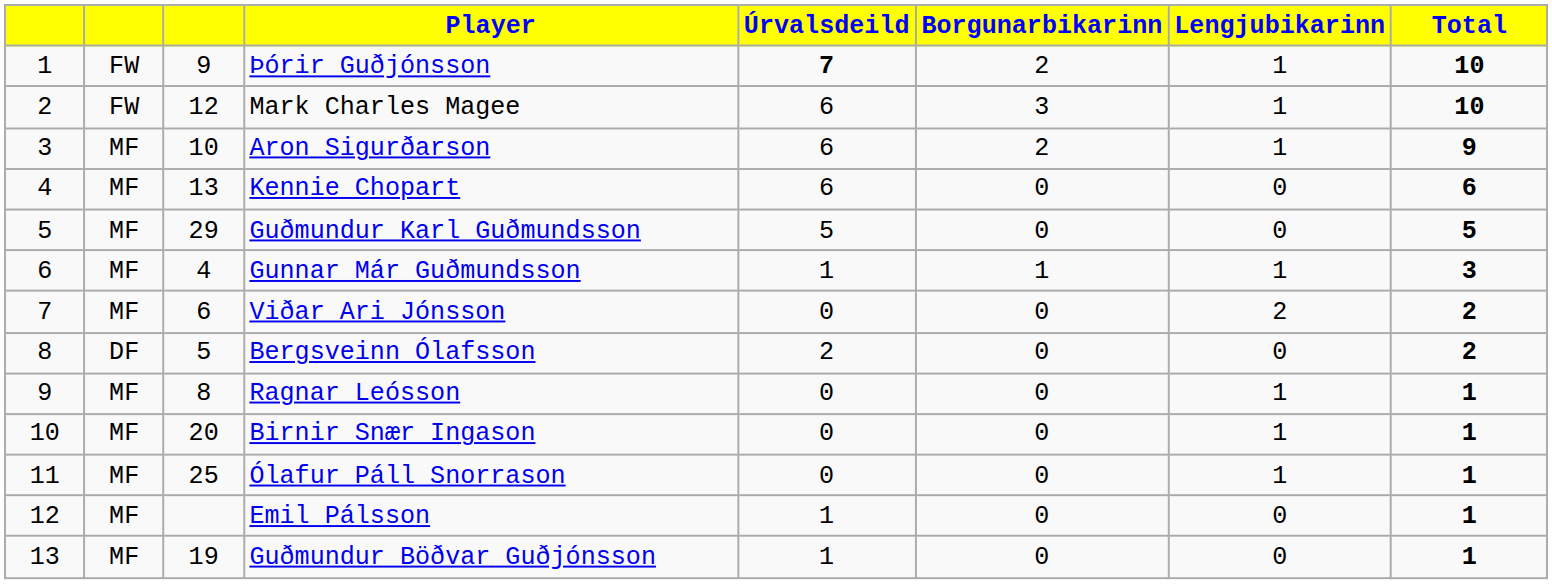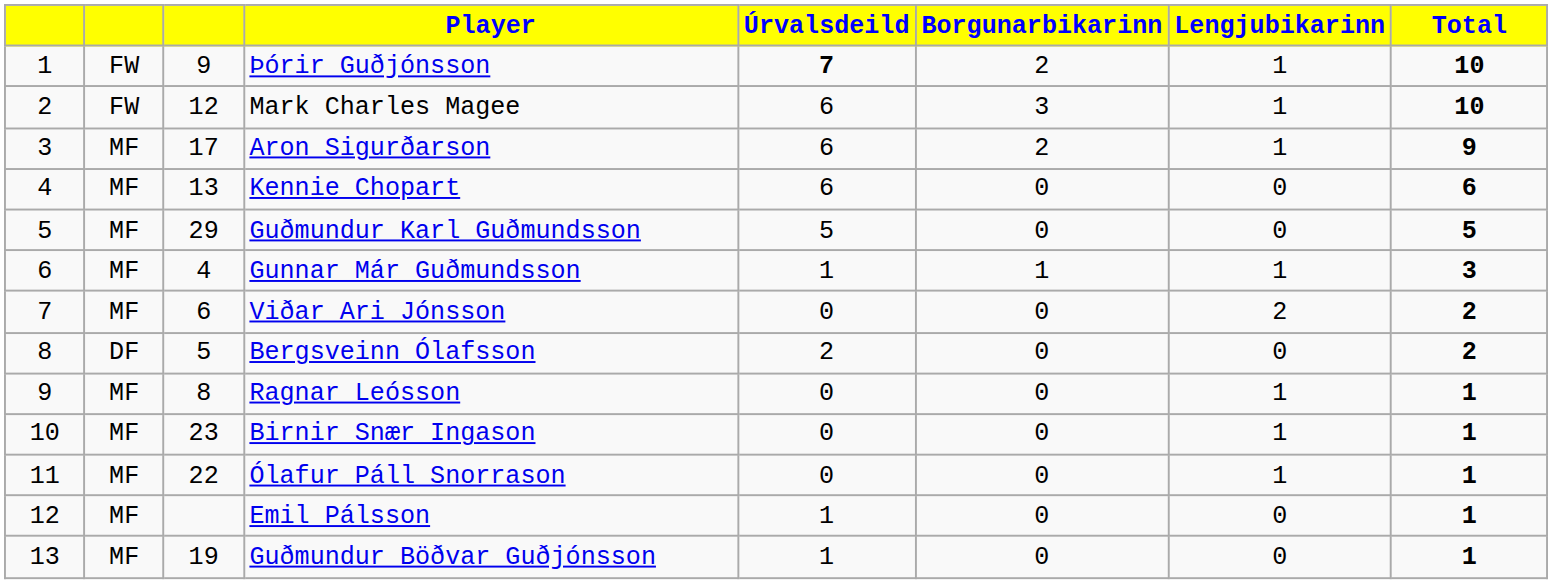(204, 148) 10 -> (204, 148) 17
(204, 434) 20 -> (204, 434) 23
(204, 475) 25 -> (204, 475) 22
